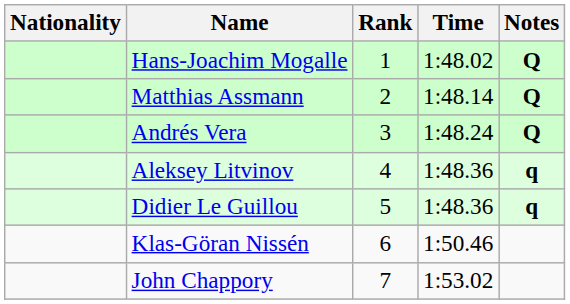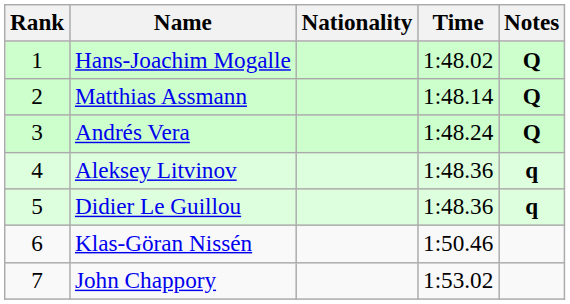columns swapped: (385, 22) <-> (66, 22)
